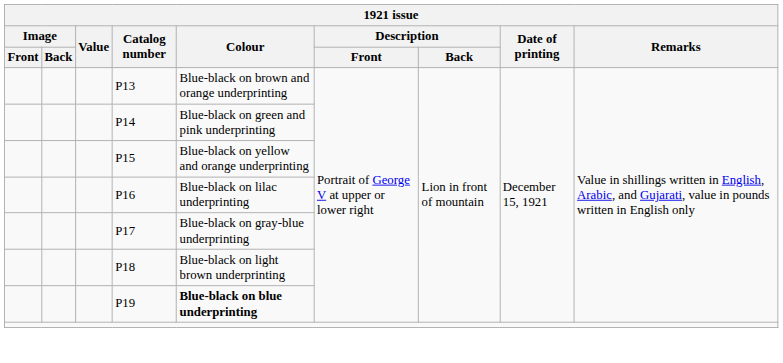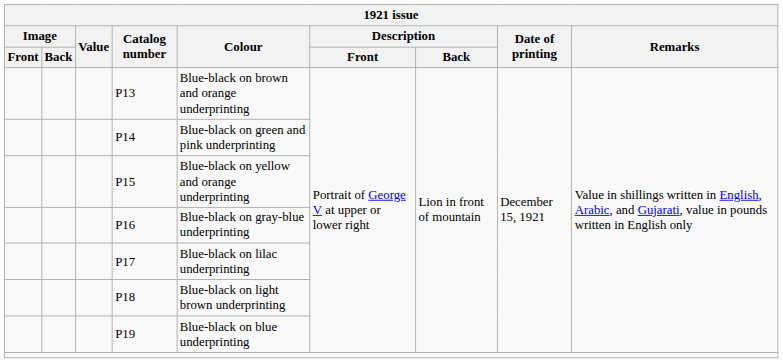(228, 195) Blue-black on lilac underprinting -> (242, 225) Blue-black on gray-blue underprinting
(242, 231) Blue-black on gray-blue underprinting -> (228, 261) Blue-black on lilac underprinting
(231, 304) bold -> (228, 334) normal
